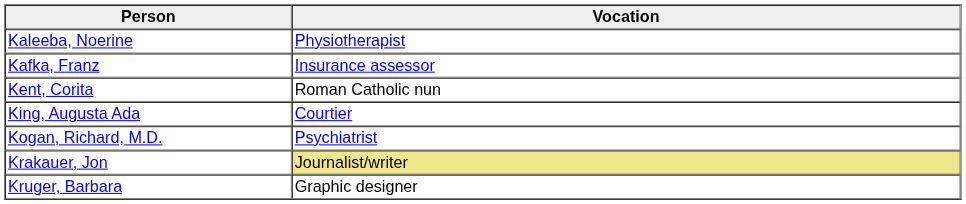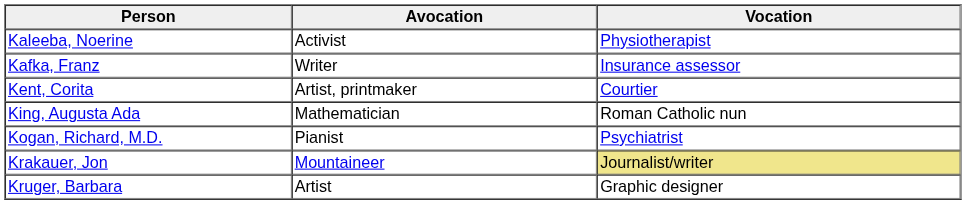+ column: (444, 17)
(368, 89) Roman Catholic nun -> (629, 89) Courtier
(323, 114) Courtier -> (673, 114) Roman Catholic nun
